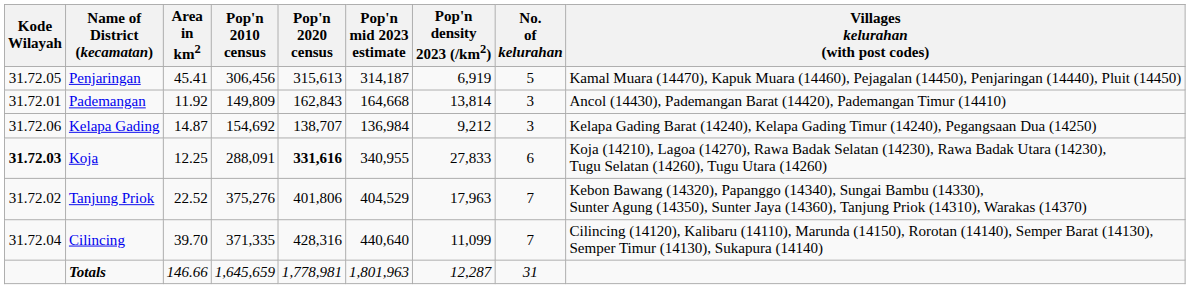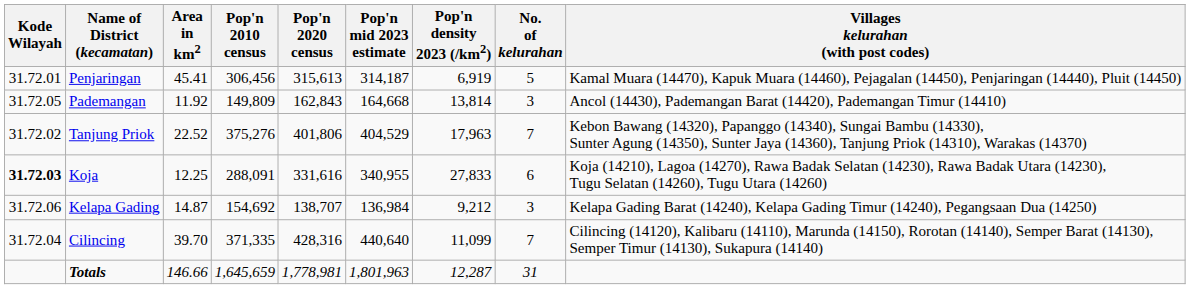(35, 78) 31.72.05 -> (35, 78) 31.72.01
(35, 102) 31.72.01 -> (35, 102) 31.72.05
rows swapped: (112, 198) <-> (114, 125)
(318, 158) bold -> (318, 175) normal
